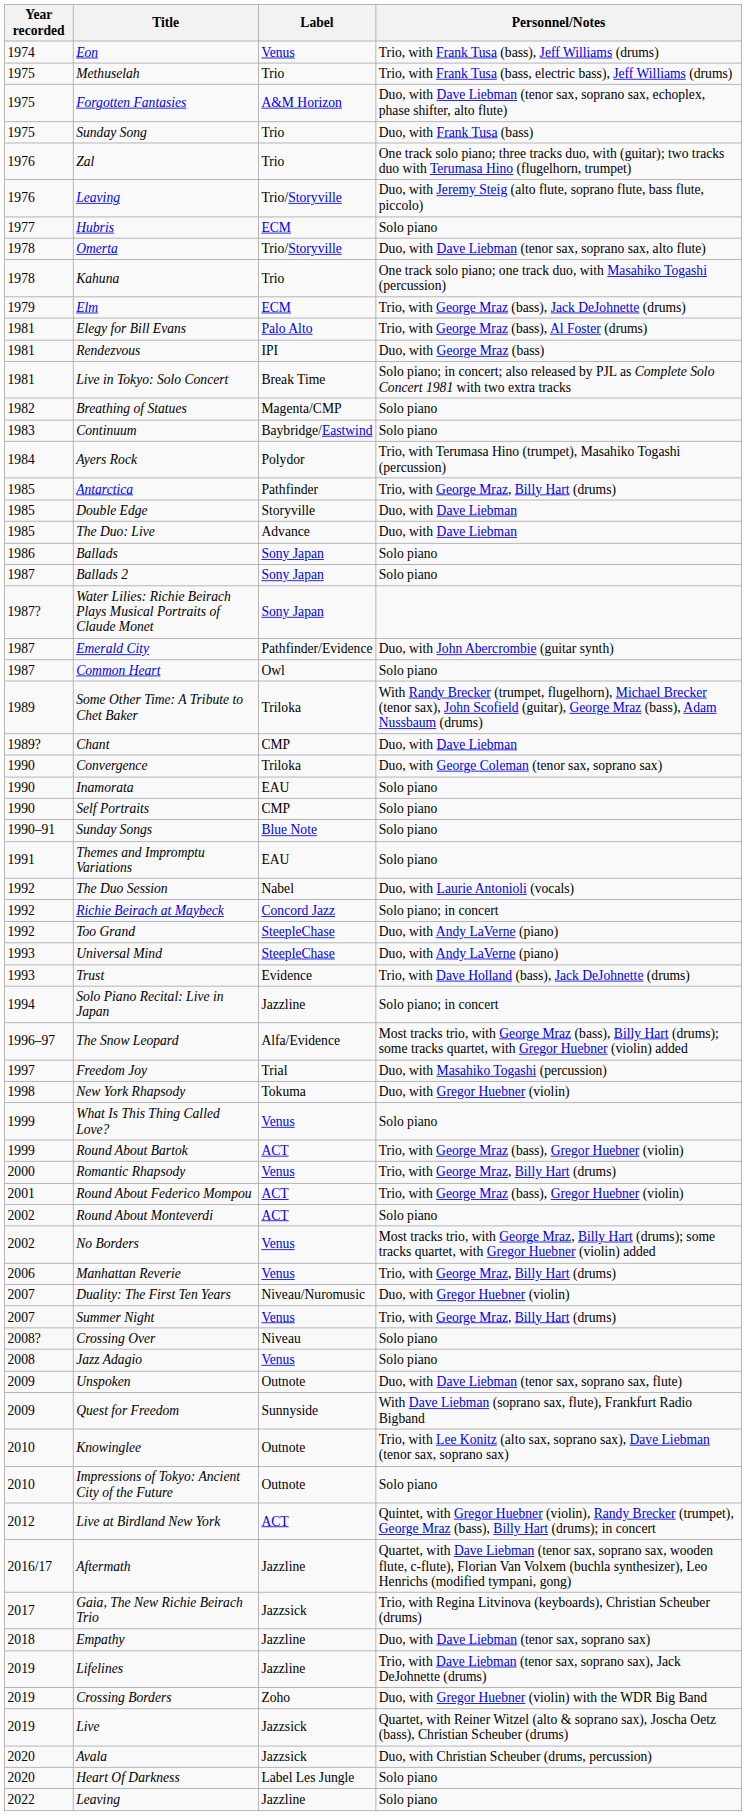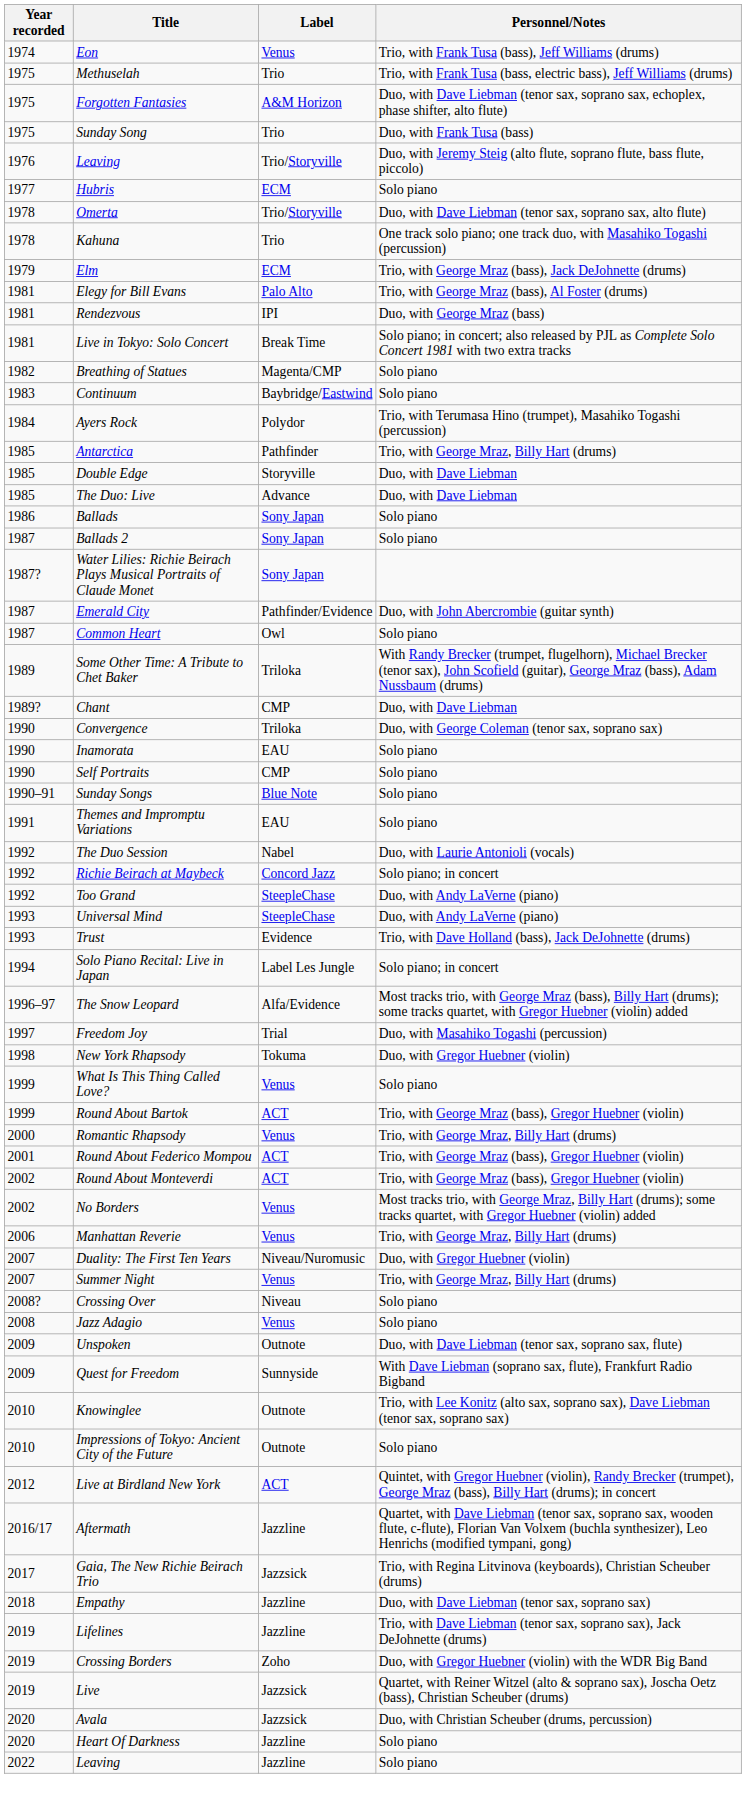- row: (21, 161)
(283, 1004) Jazzline -> (308, 967) Label Les Jungle
(408, 1215) Solo piano -> (531, 1178) Trio, with George Mraz (bass), Gregor Huebner (violin)
(308, 1778) Label Les Jungle -> (283, 1741) Jazzline
